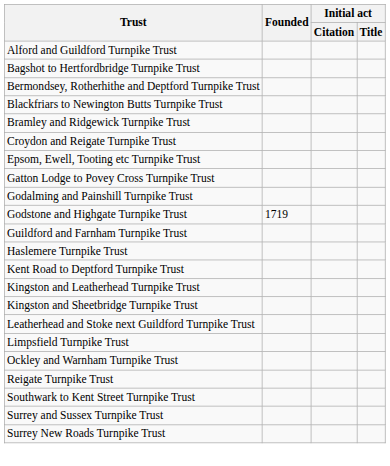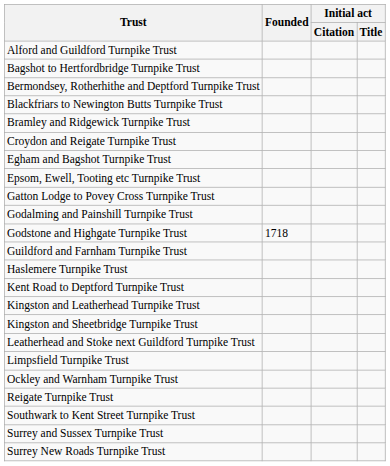+ row: (89, 159)
(277, 214) 1719 -> (277, 232) 1718
